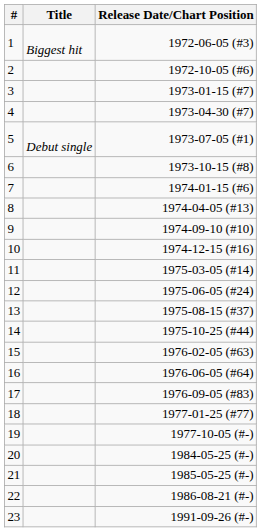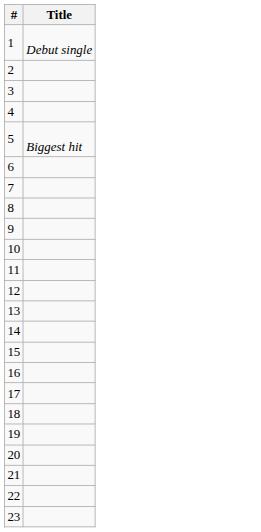- column: (176, 14)
(54, 49) Biggest hit -> (59, 49) Debut single
(59, 146) Debut single -> (54, 146) Biggest hit
